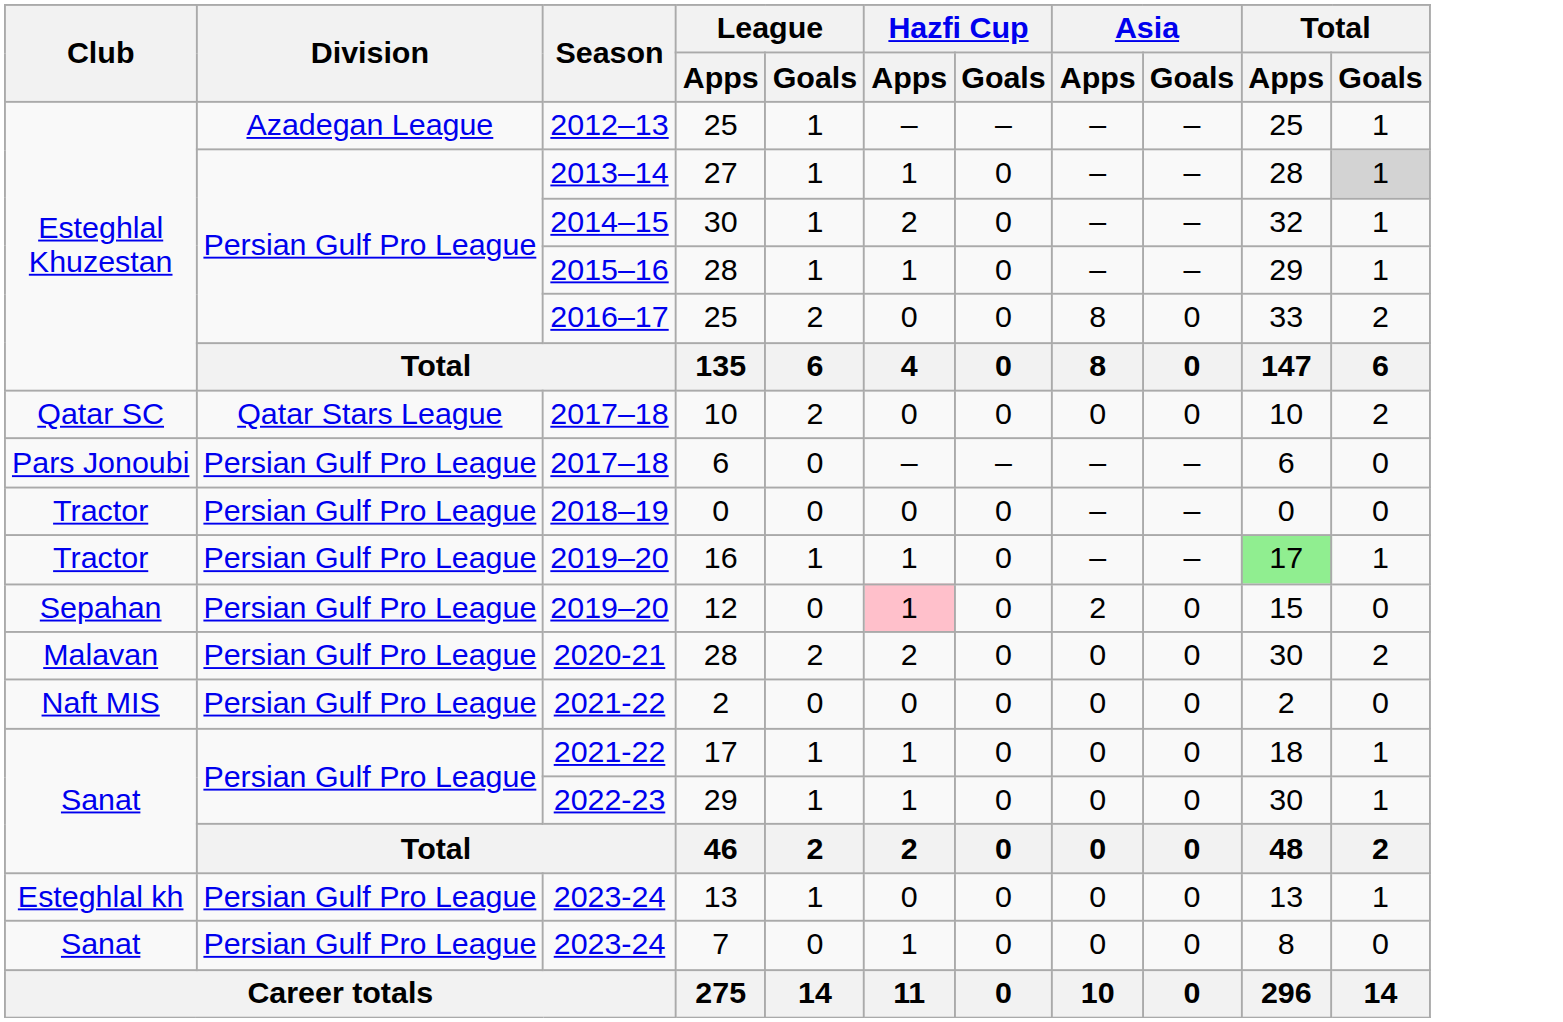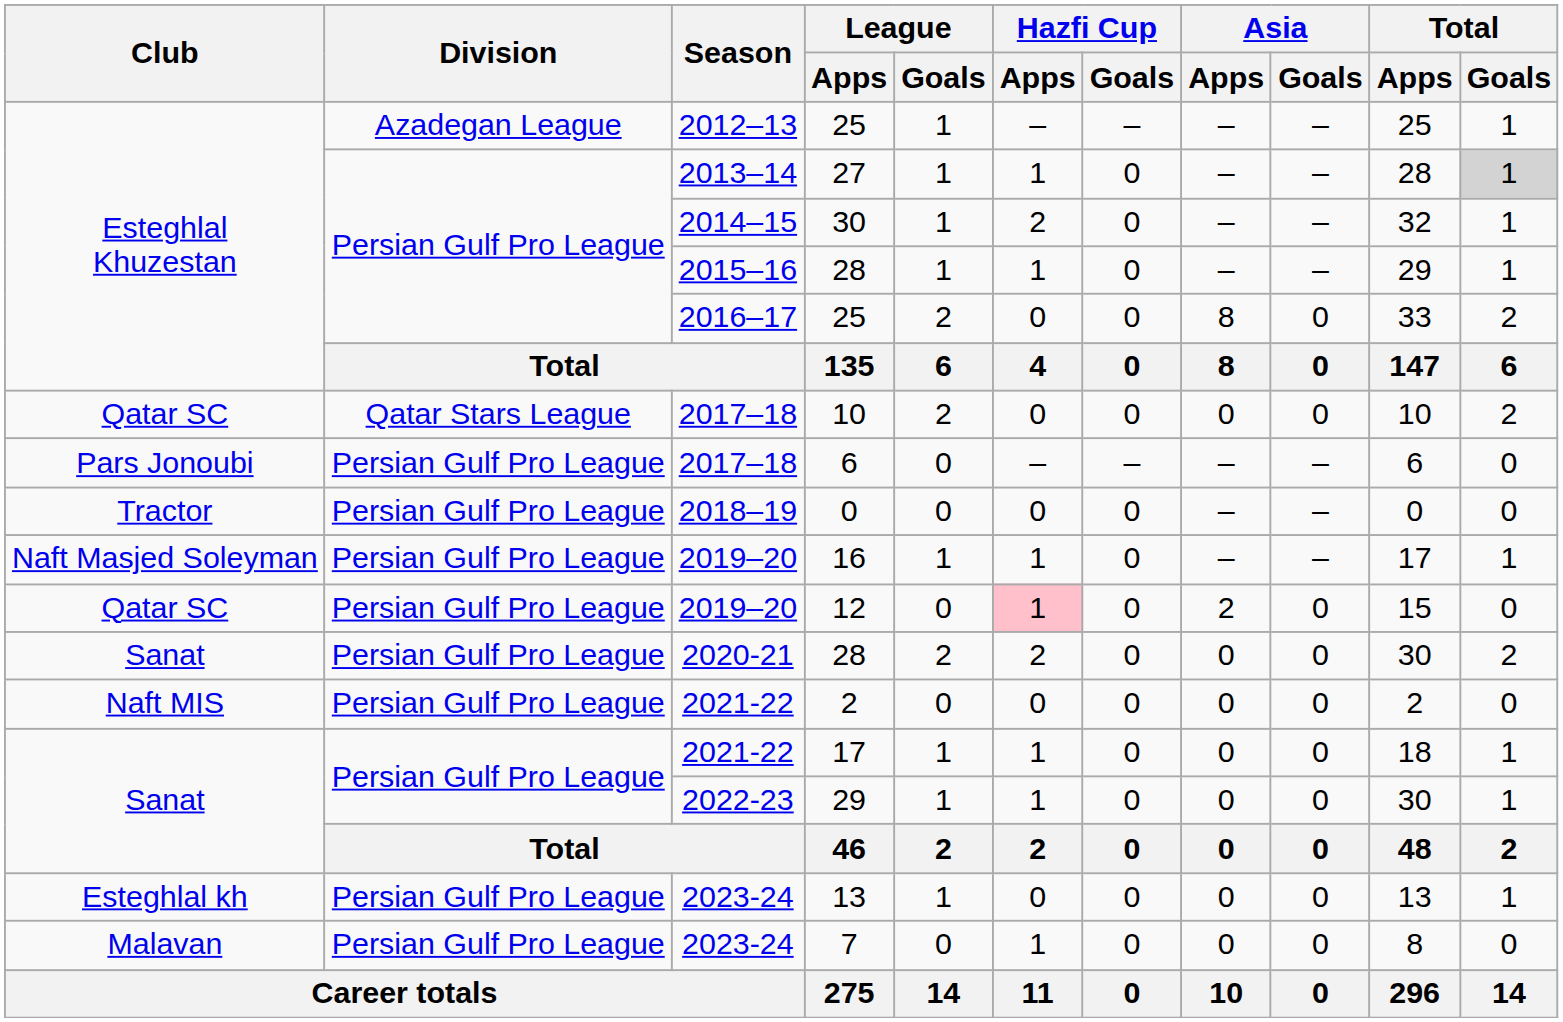(101, 558) Tractor -> (165, 558) Naft Masjed Soleyman
(1286, 558) lightgreen background -> (1415, 558) no background
(101, 607) Sepahan -> (165, 607) Qatar SC
(101, 655) Malavan -> (165, 655) Sanat
(101, 944) Sanat -> (165, 944) Malavan
